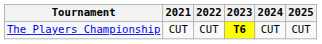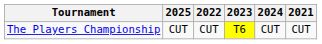columns swapped: (178, 13) <-> (301, 13)
(240, 30) bold -> (240, 30) normal
